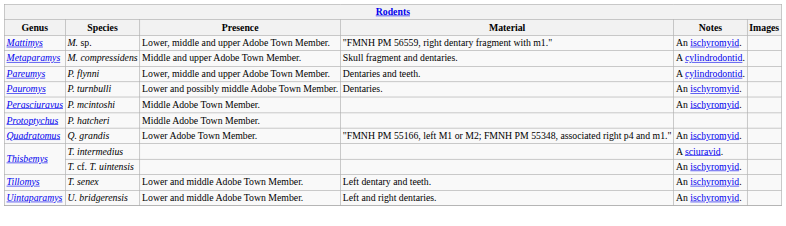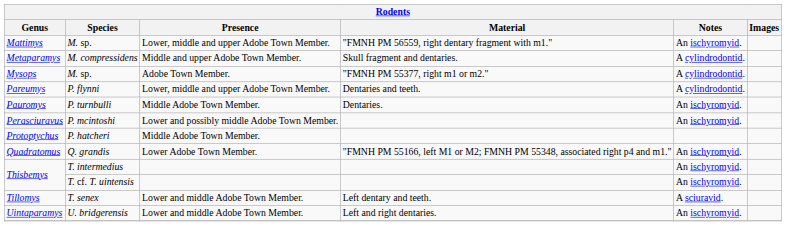+ row: (21, 74)
(240, 89) Lower and possibly middle Adobe Town Member. -> (201, 105) Middle Adobe Town Member.
(201, 105) Middle Adobe Town Member. -> (240, 120) Lower and possibly middle Adobe Town Member.
(700, 151) A sciuravid. -> (709, 167) An ischyromyid.
(709, 182) An ischyromyid. -> (700, 197) A sciuravid.
